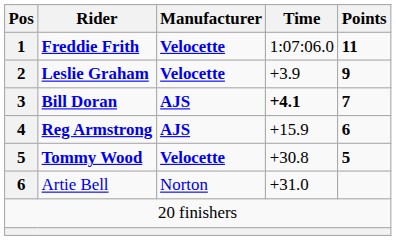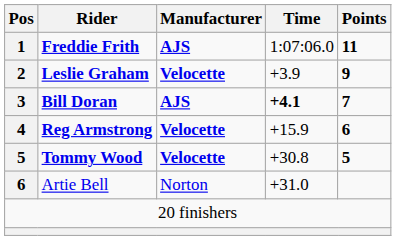(193, 46) Velocette -> (175, 46) AJS
(175, 129) AJS -> (193, 129) Velocette
